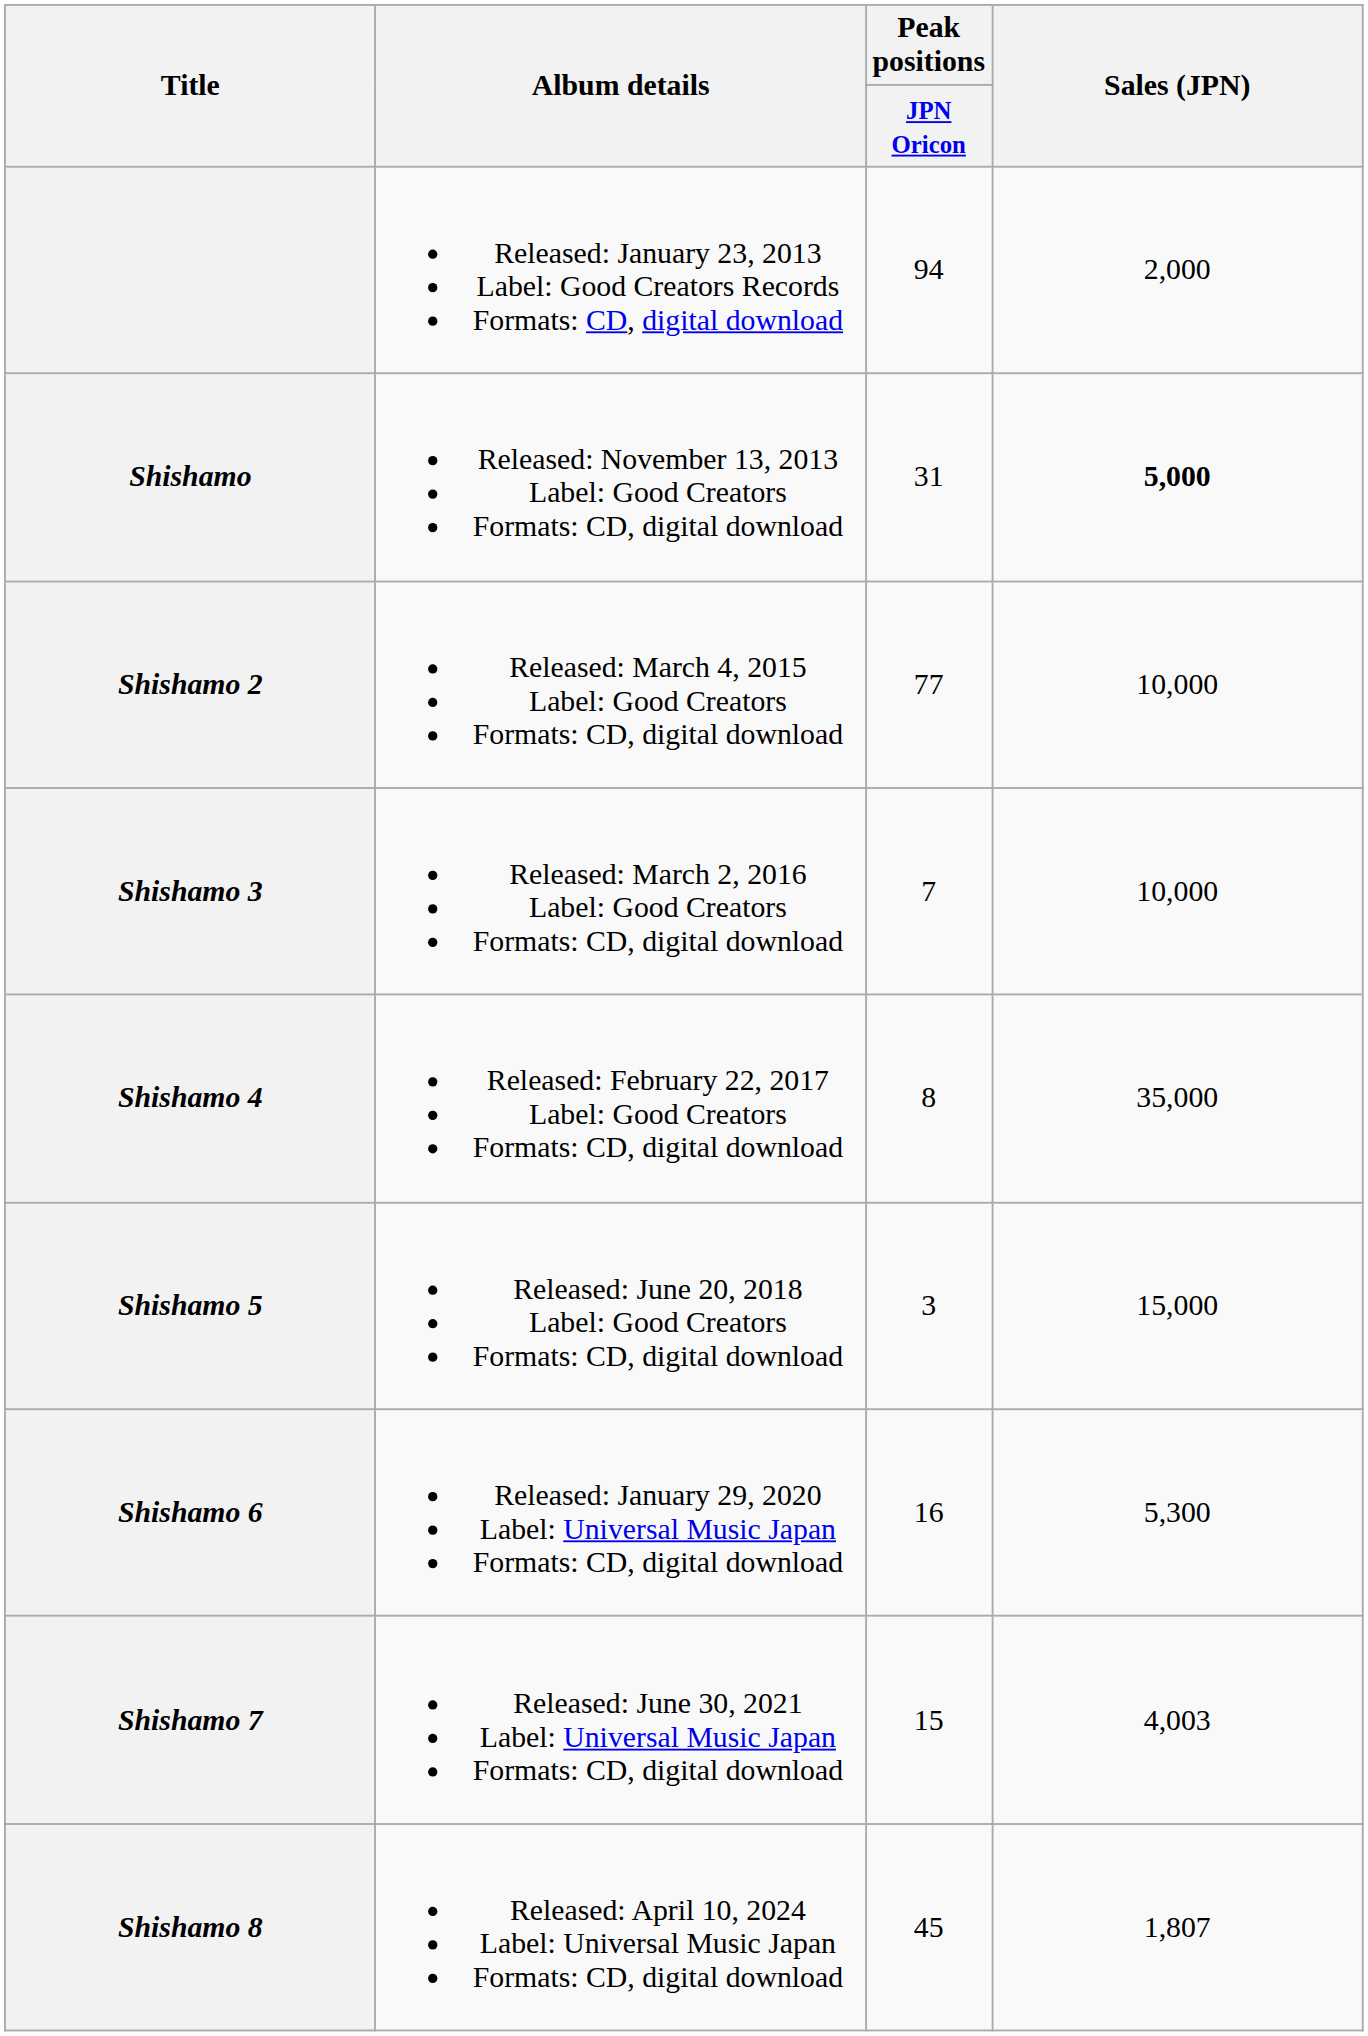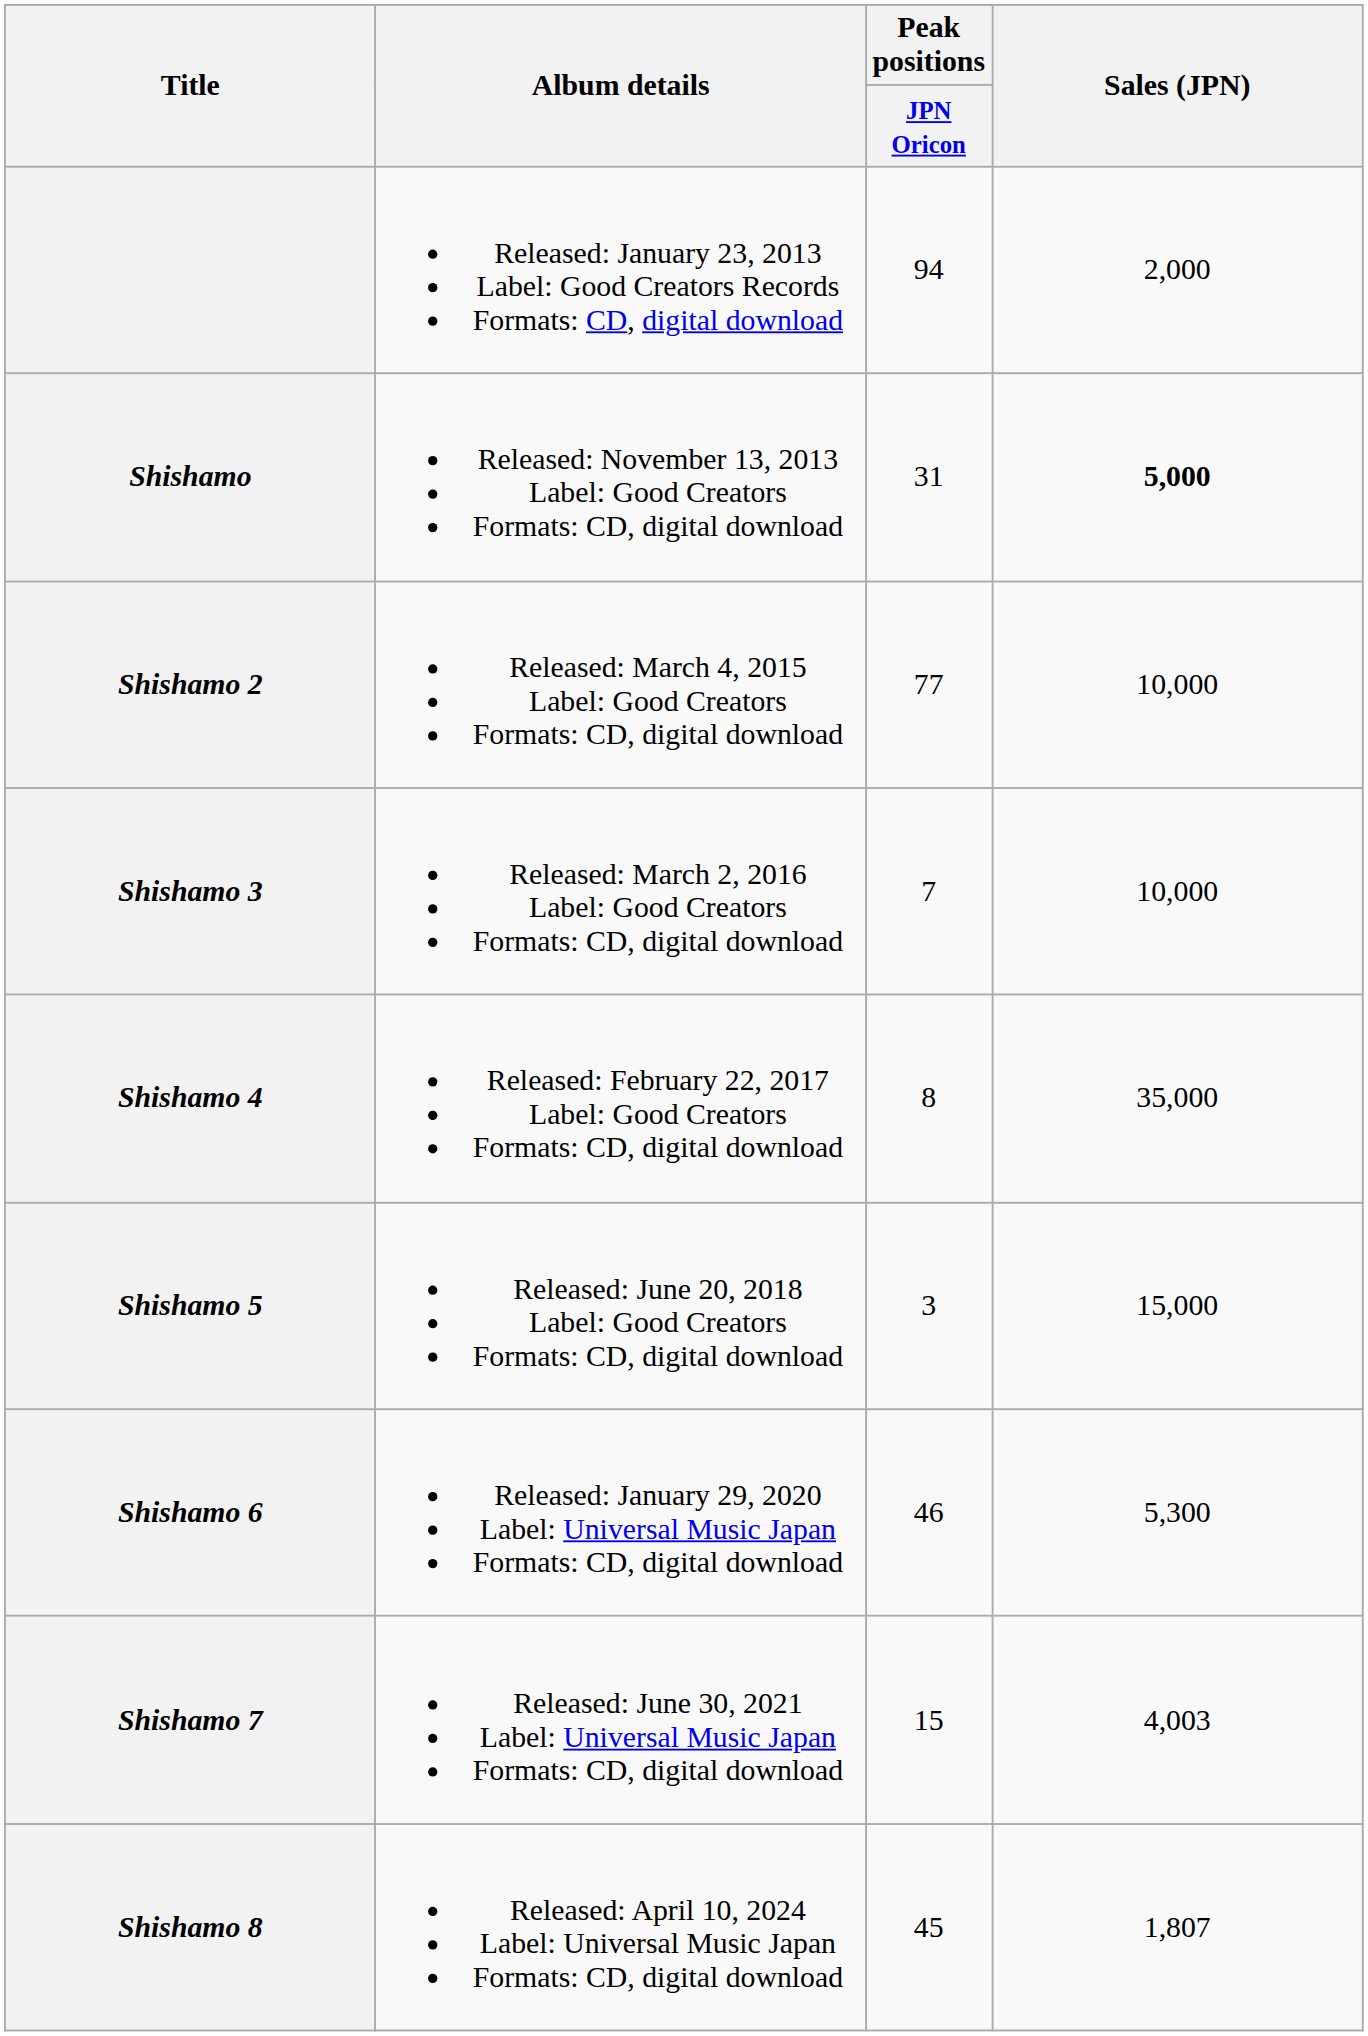(929, 1512) 16 -> (929, 1512) 46
